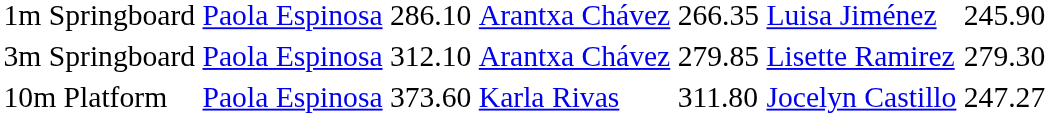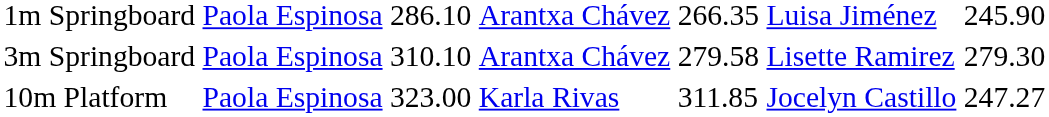(431, 56) 312.10 -> (431, 56) 310.10
(718, 56) 279.85 -> (718, 56) 279.58
(431, 97) 373.60 -> (431, 97) 323.00
(718, 97) 311.80 -> (718, 97) 311.85
